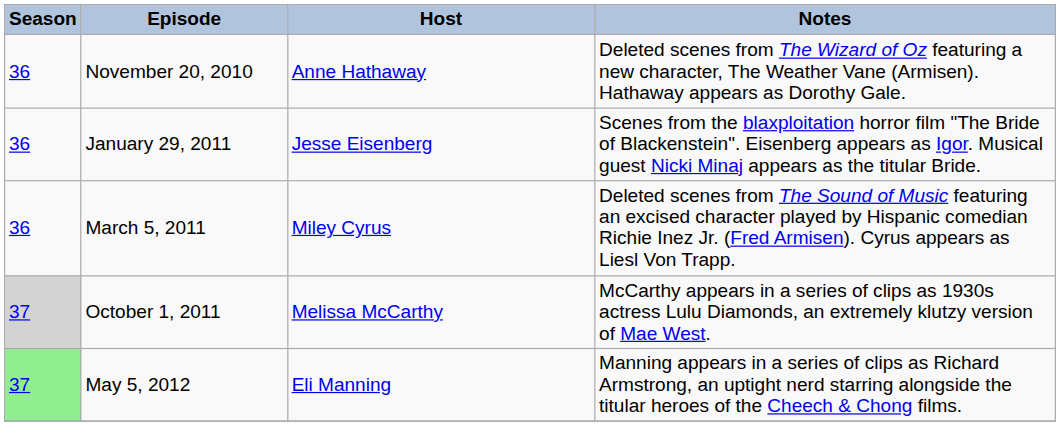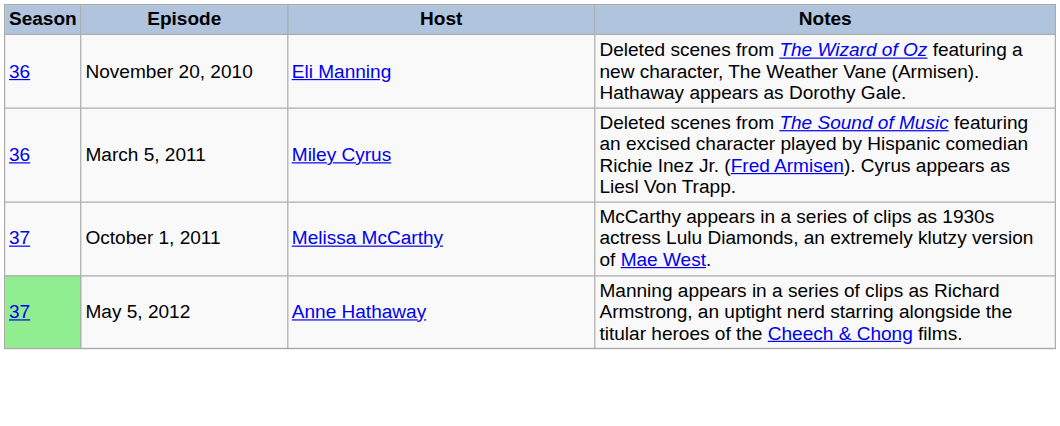(359, 71) Anne Hathaway -> (342, 71) Eli Manning
- row: (158, 144)
(20, 311) lightgrey background -> (20, 238) no background
(341, 384) Eli Manning -> (359, 311) Anne Hathaway
